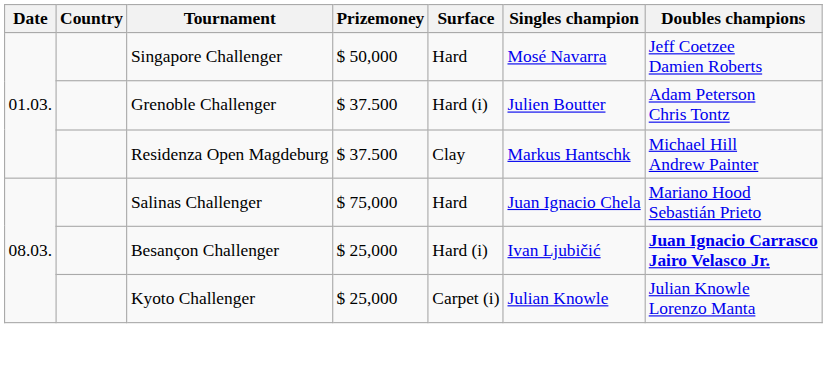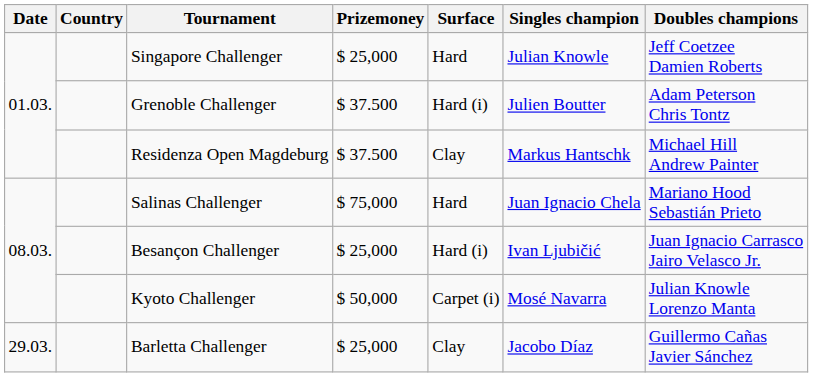(367, 56) $ 50,000 -> (367, 56) $ 25,000
(557, 56) Mosé Navarra -> (558, 56) Julian Knowle
(733, 249) bold -> (726, 249) normal
(367, 298) $ 25,000 -> (367, 298) $ 50,000
(558, 298) Julian Knowle -> (557, 298) Mosé Navarra
+ row: (199, 346)
